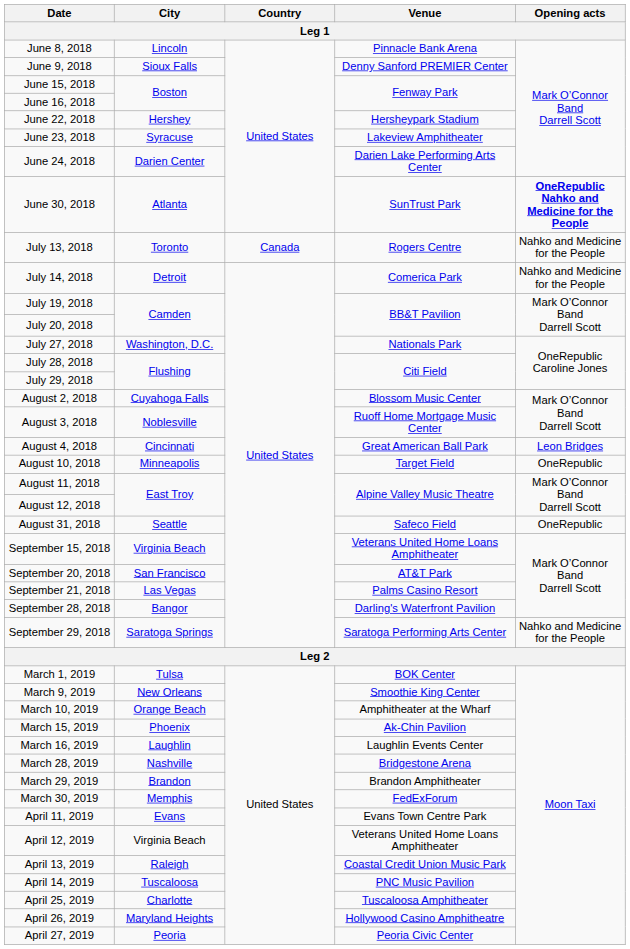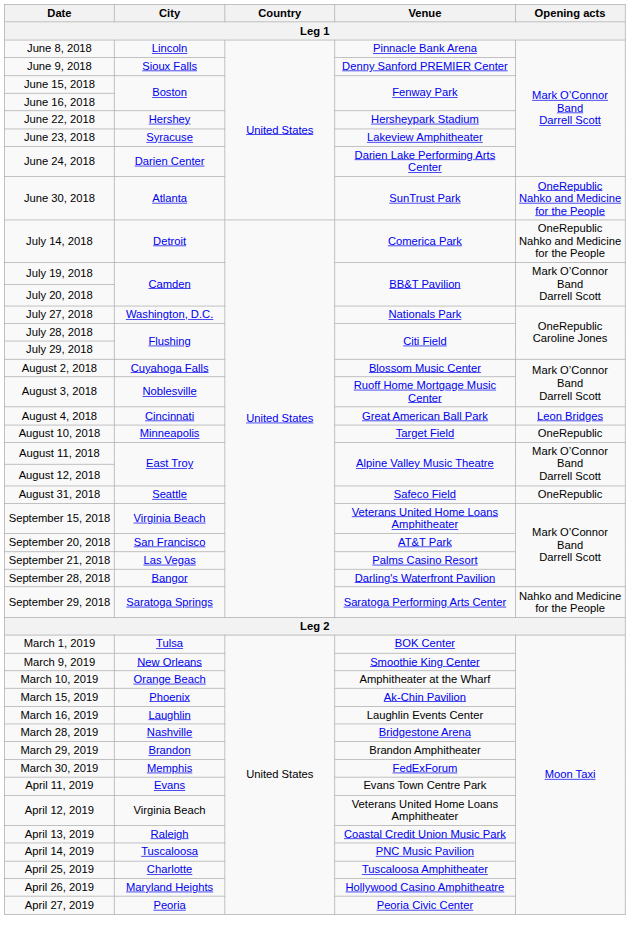(570, 204) bold -> (570, 198) normal
- row: (59, 247)
(570, 278) Nahko and Medicine for the People -> (570, 241) OneRepublic Nahko and Medicine for the People
